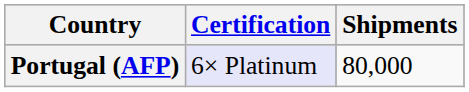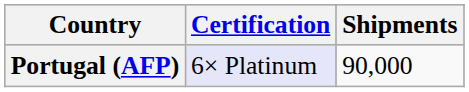(377, 65) 80,000 -> (377, 65) 90,000
